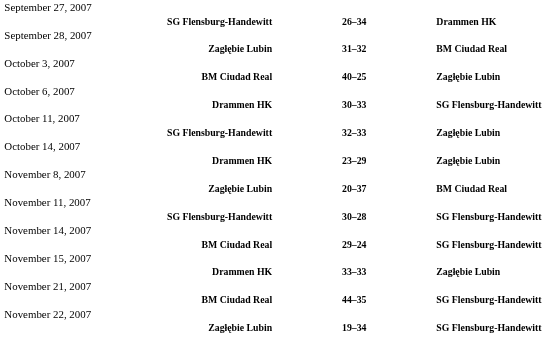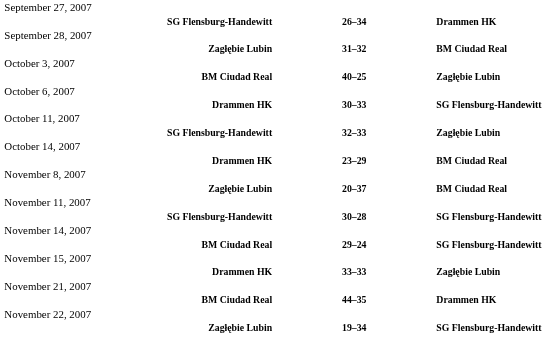(468, 161) Zagłębie Lubin -> (472, 161) BM Ciudad Real
(489, 300) SG Flensburg-Handewitt -> (466, 300) Drammen HK
